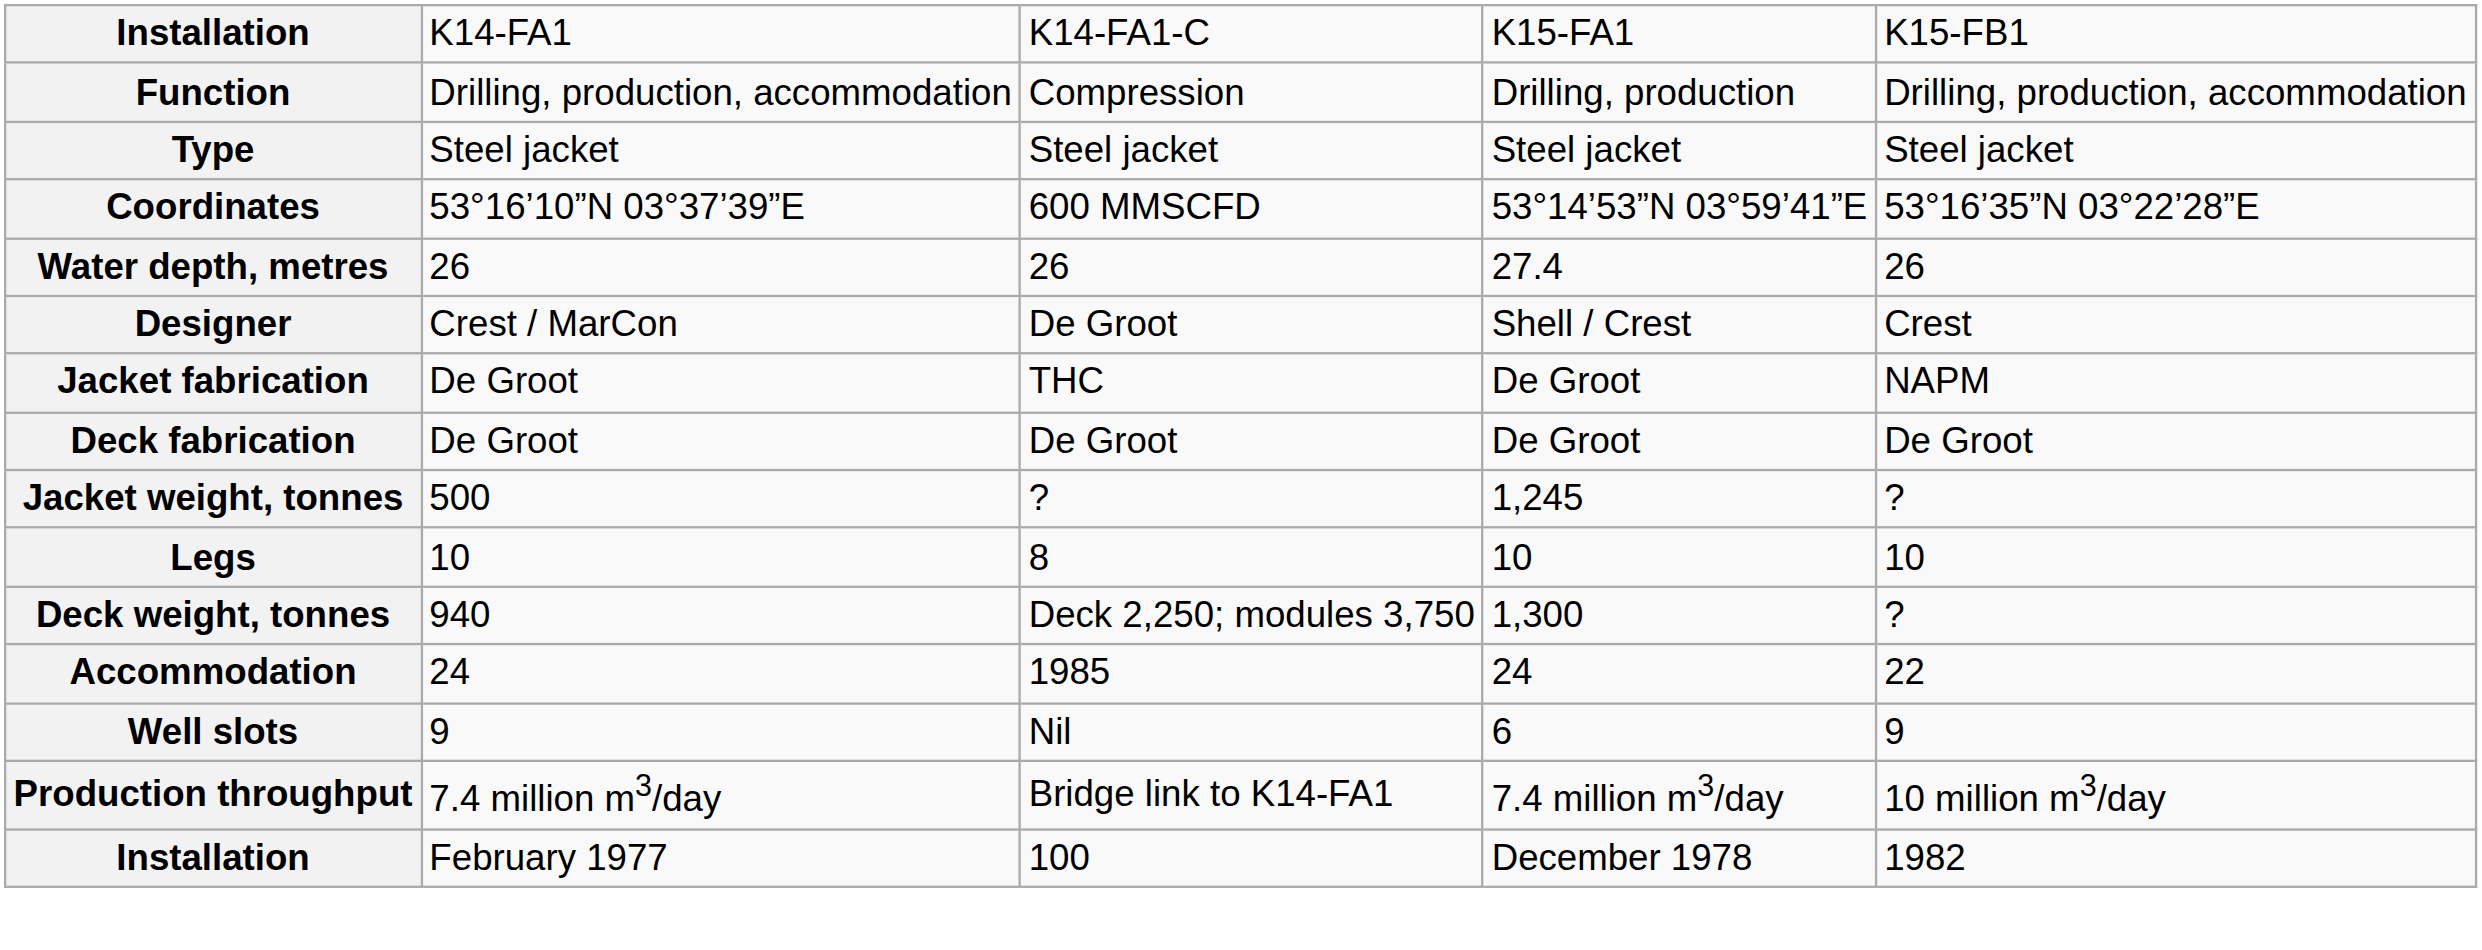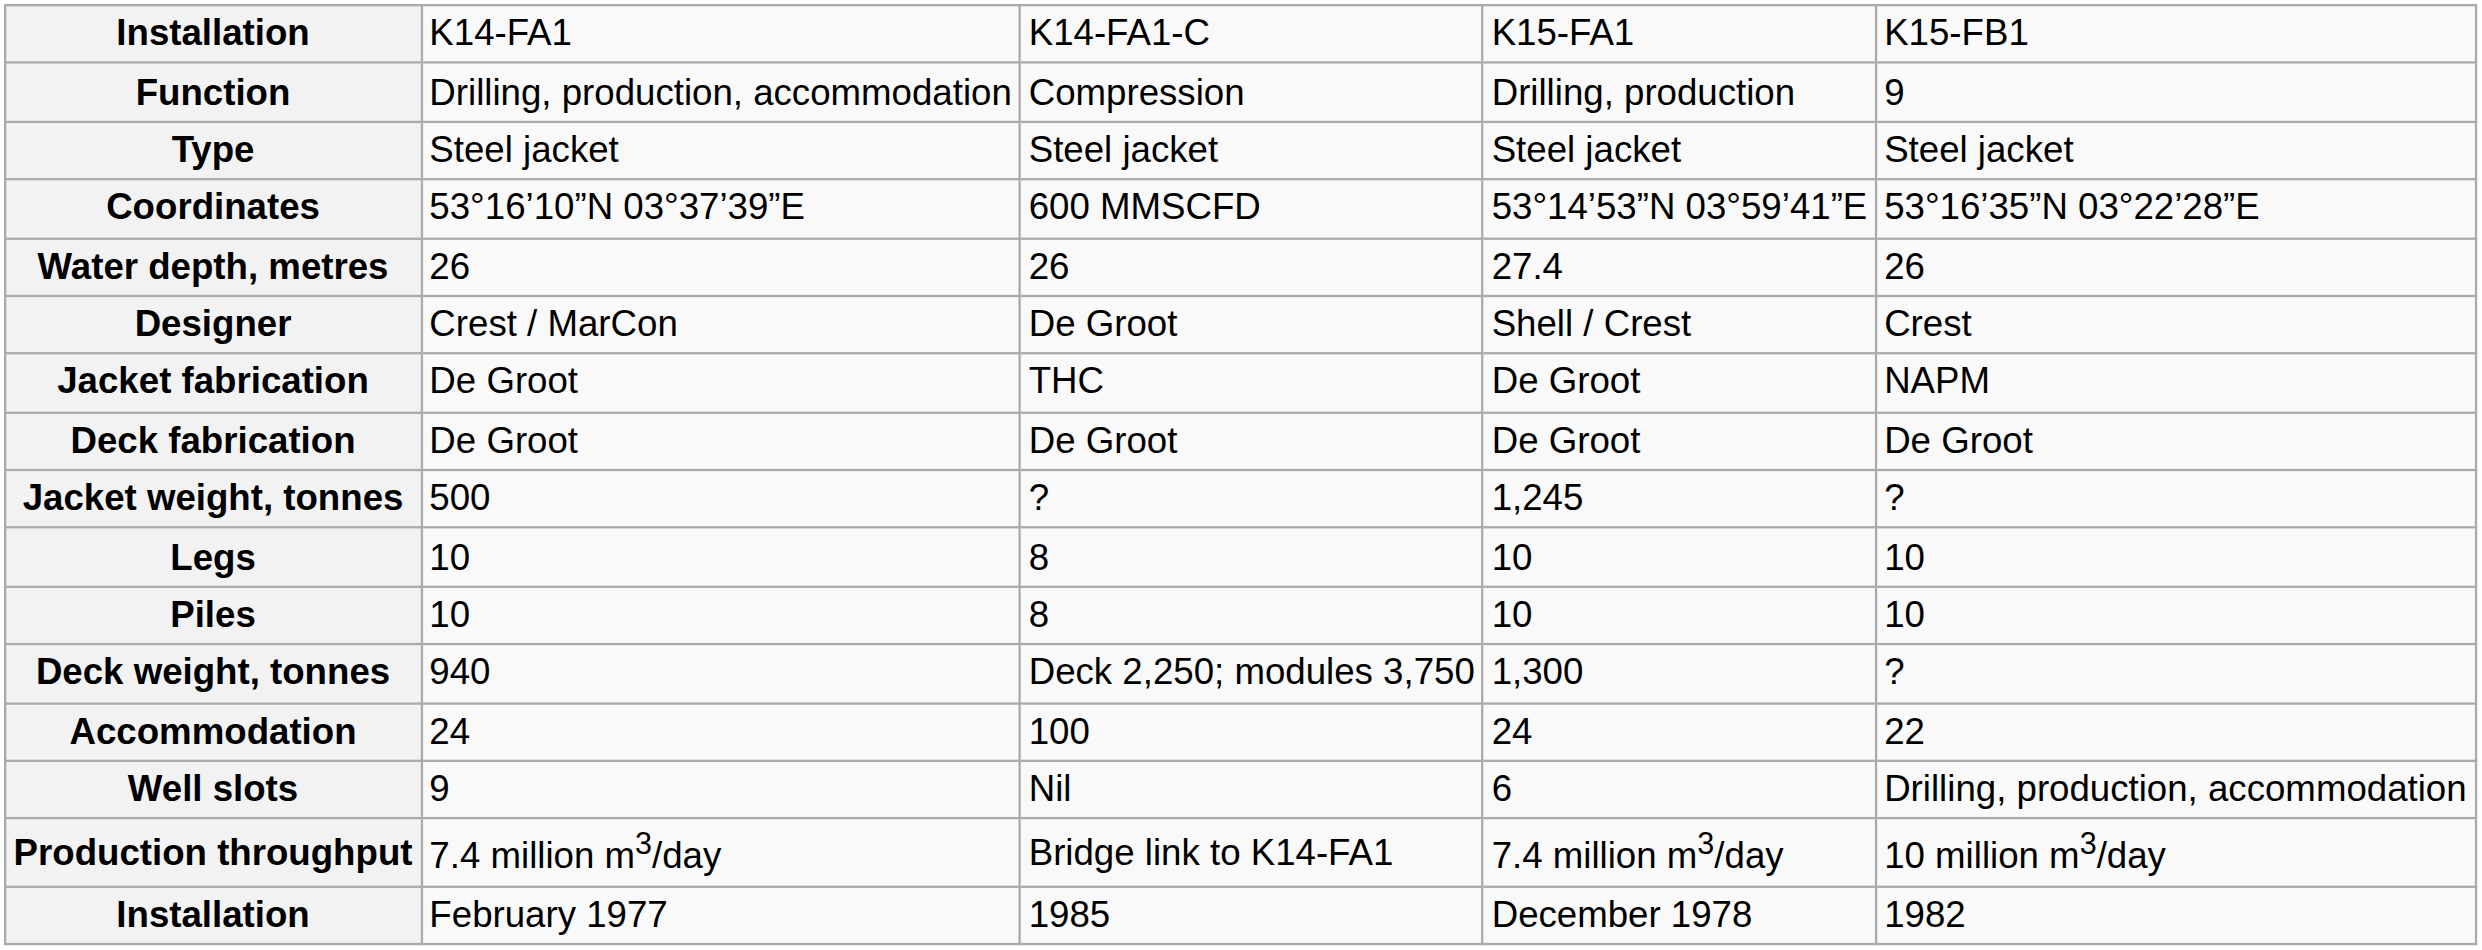(2175, 91) Drilling, production, accommodation -> (1894, 91) 9
+ row: (213, 614)
(1069, 672) 1985 -> (1059, 730) 100
(1894, 730) 9 -> (2175, 788) Drilling, production, accommodation
(1059, 856) 100 -> (1069, 915) 1985
